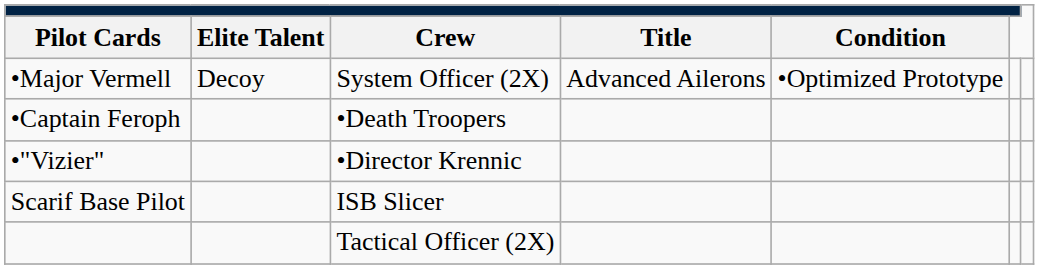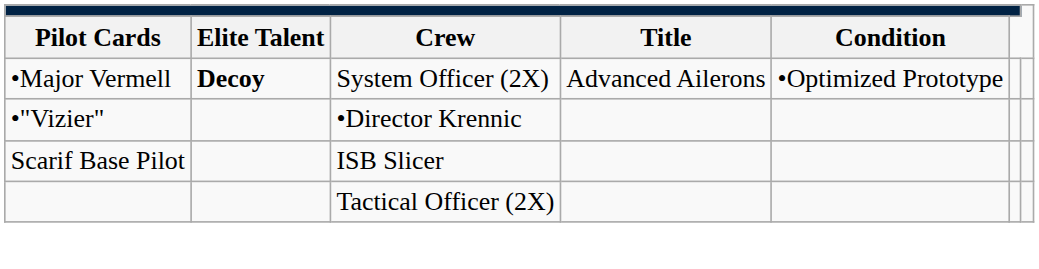(231, 78) normal -> (231, 78) bold
- row: (96, 119)
